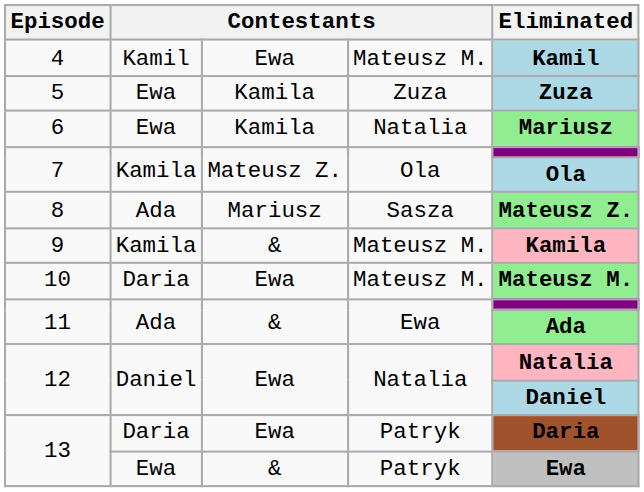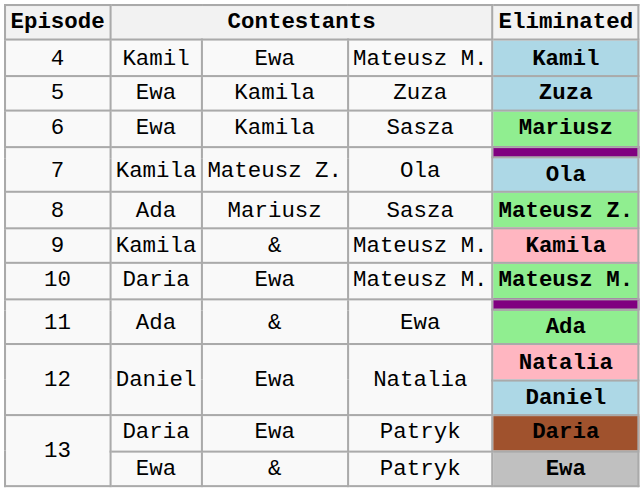(420, 129) Natalia -> (420, 129) Sasza
